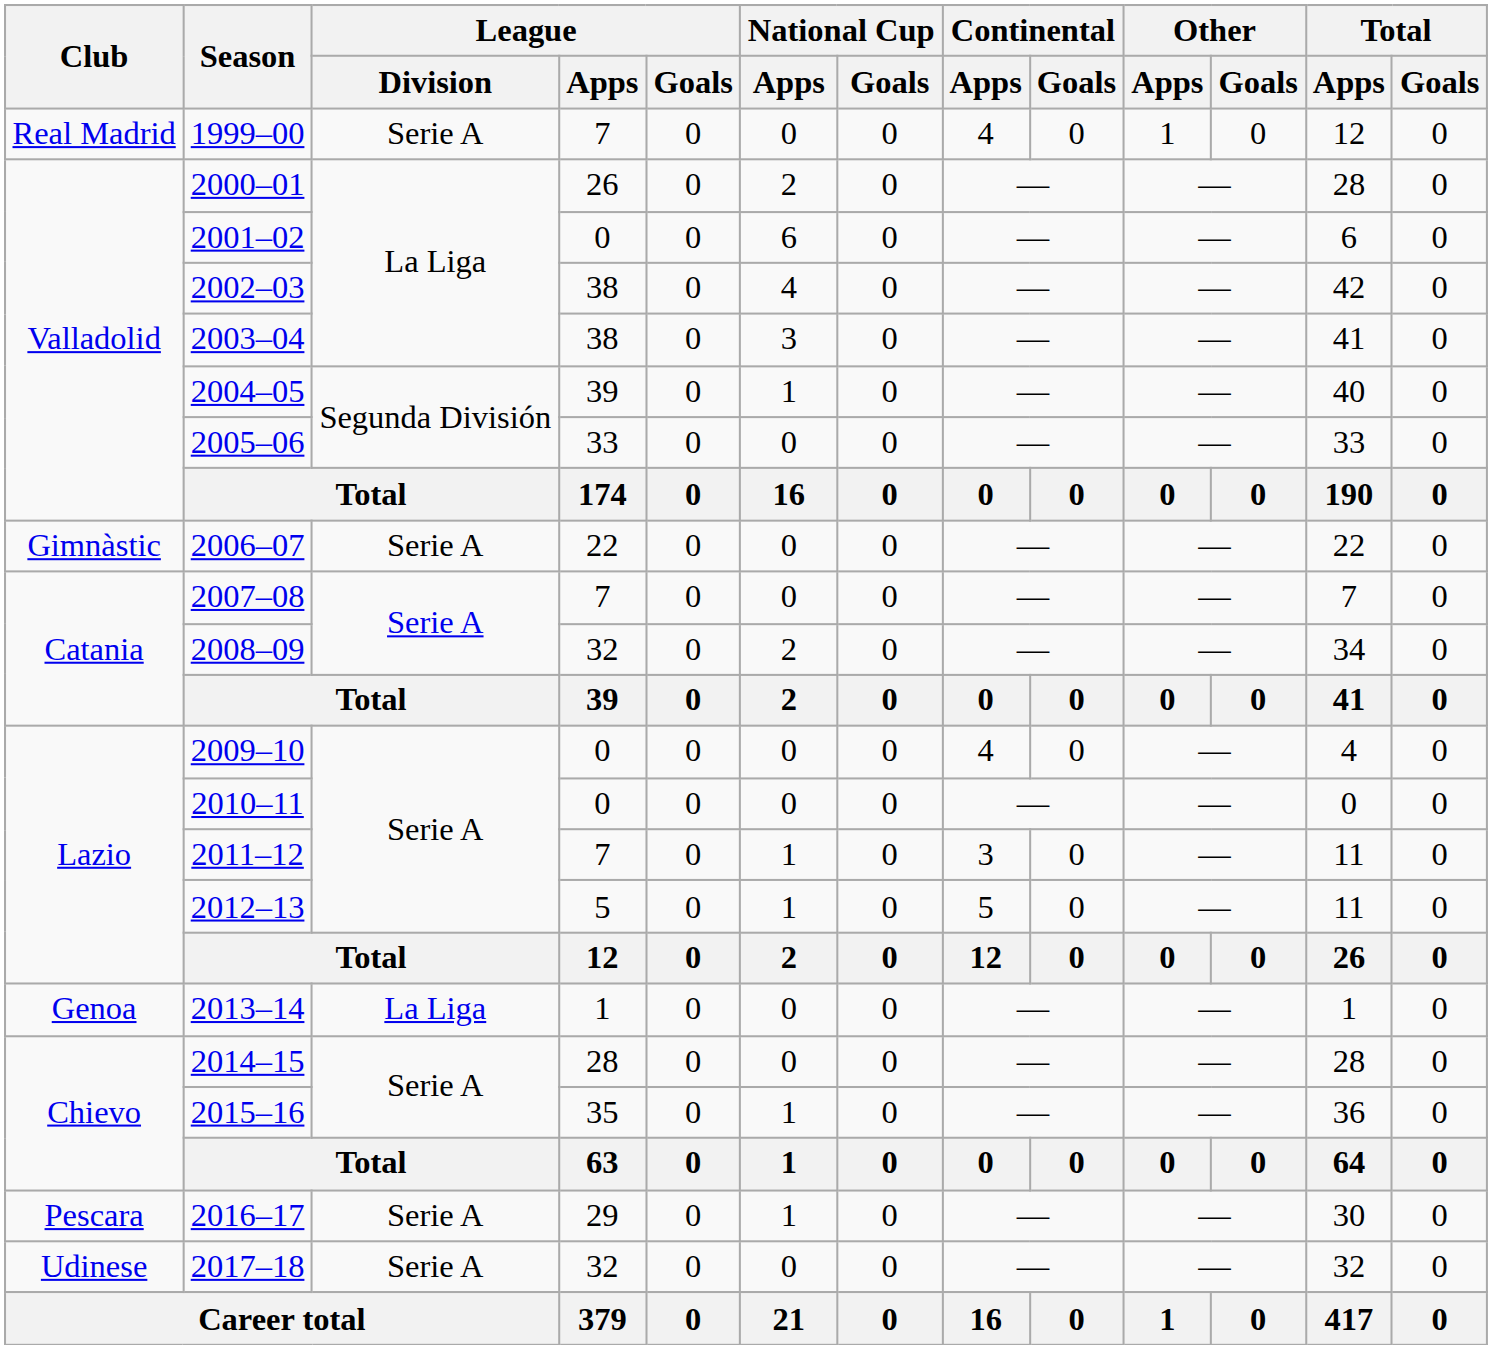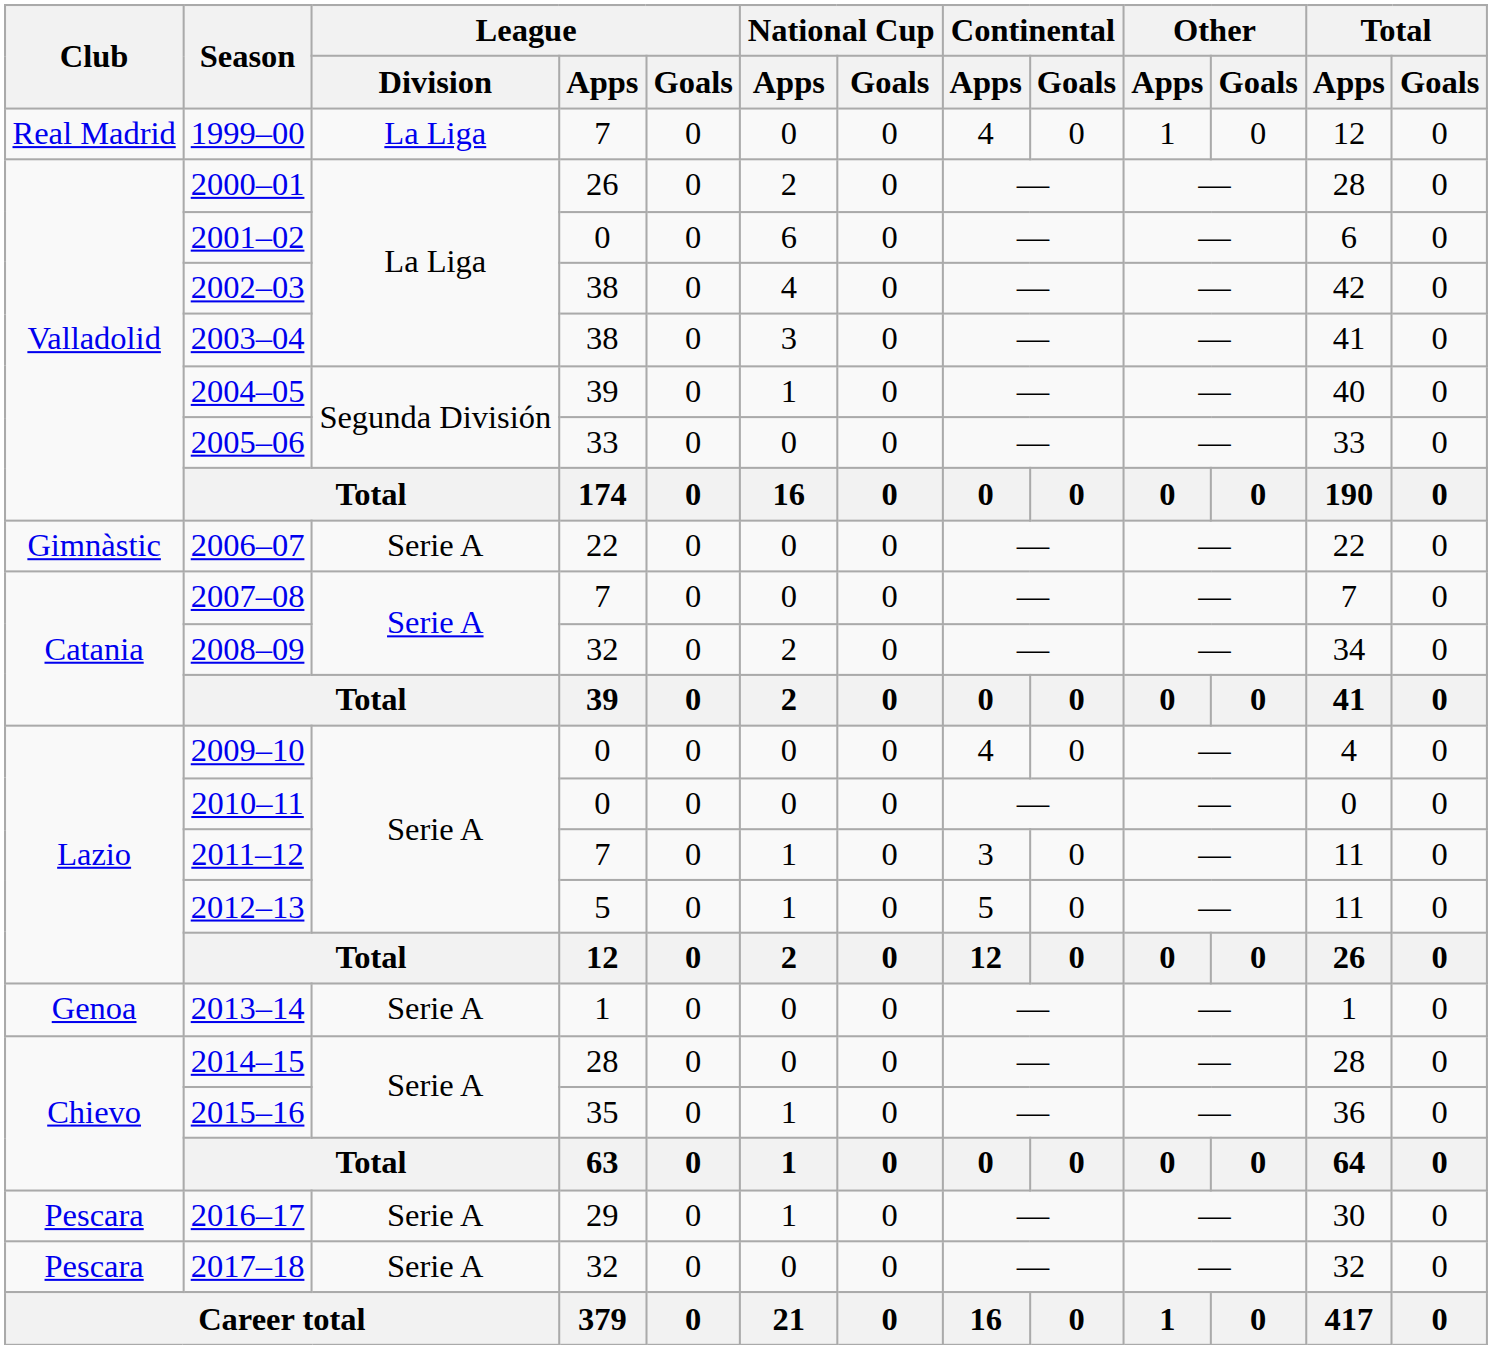(435, 133) Serie A -> (435, 133) La Liga
(435, 1008) La Liga -> (435, 1008) Serie A
(94, 1266) Udinese -> (94, 1266) Pescara
